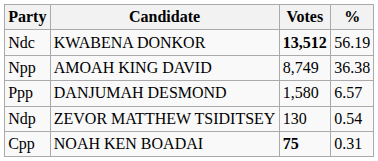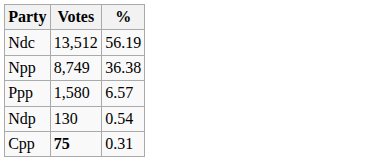- column: (165, 17)
(305, 42) bold -> (76, 42) normal
